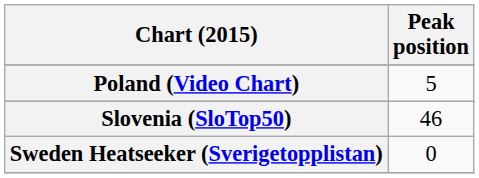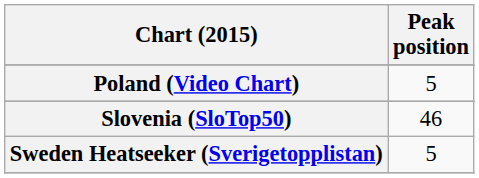(431, 154) 0 -> (431, 154) 5
